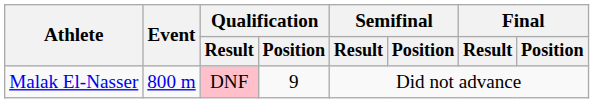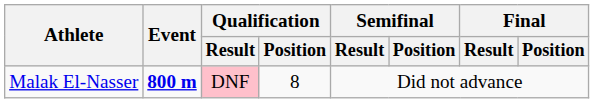(171, 82) normal -> (172, 82) bold
(294, 82) 9 -> (295, 82) 8
